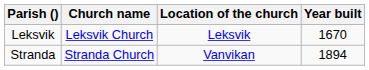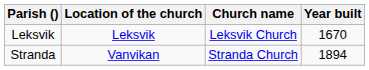columns swapped: (109, 14) <-> (229, 14)
